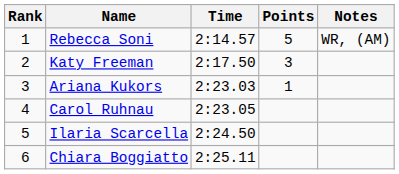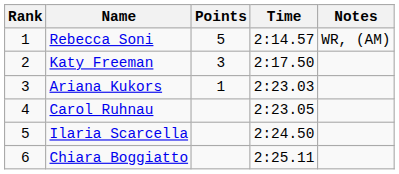columns swapped: (225, 16) <-> (288, 16)
